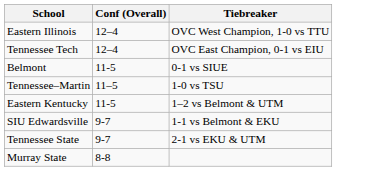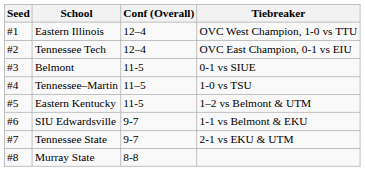+ column: (18, 13)
